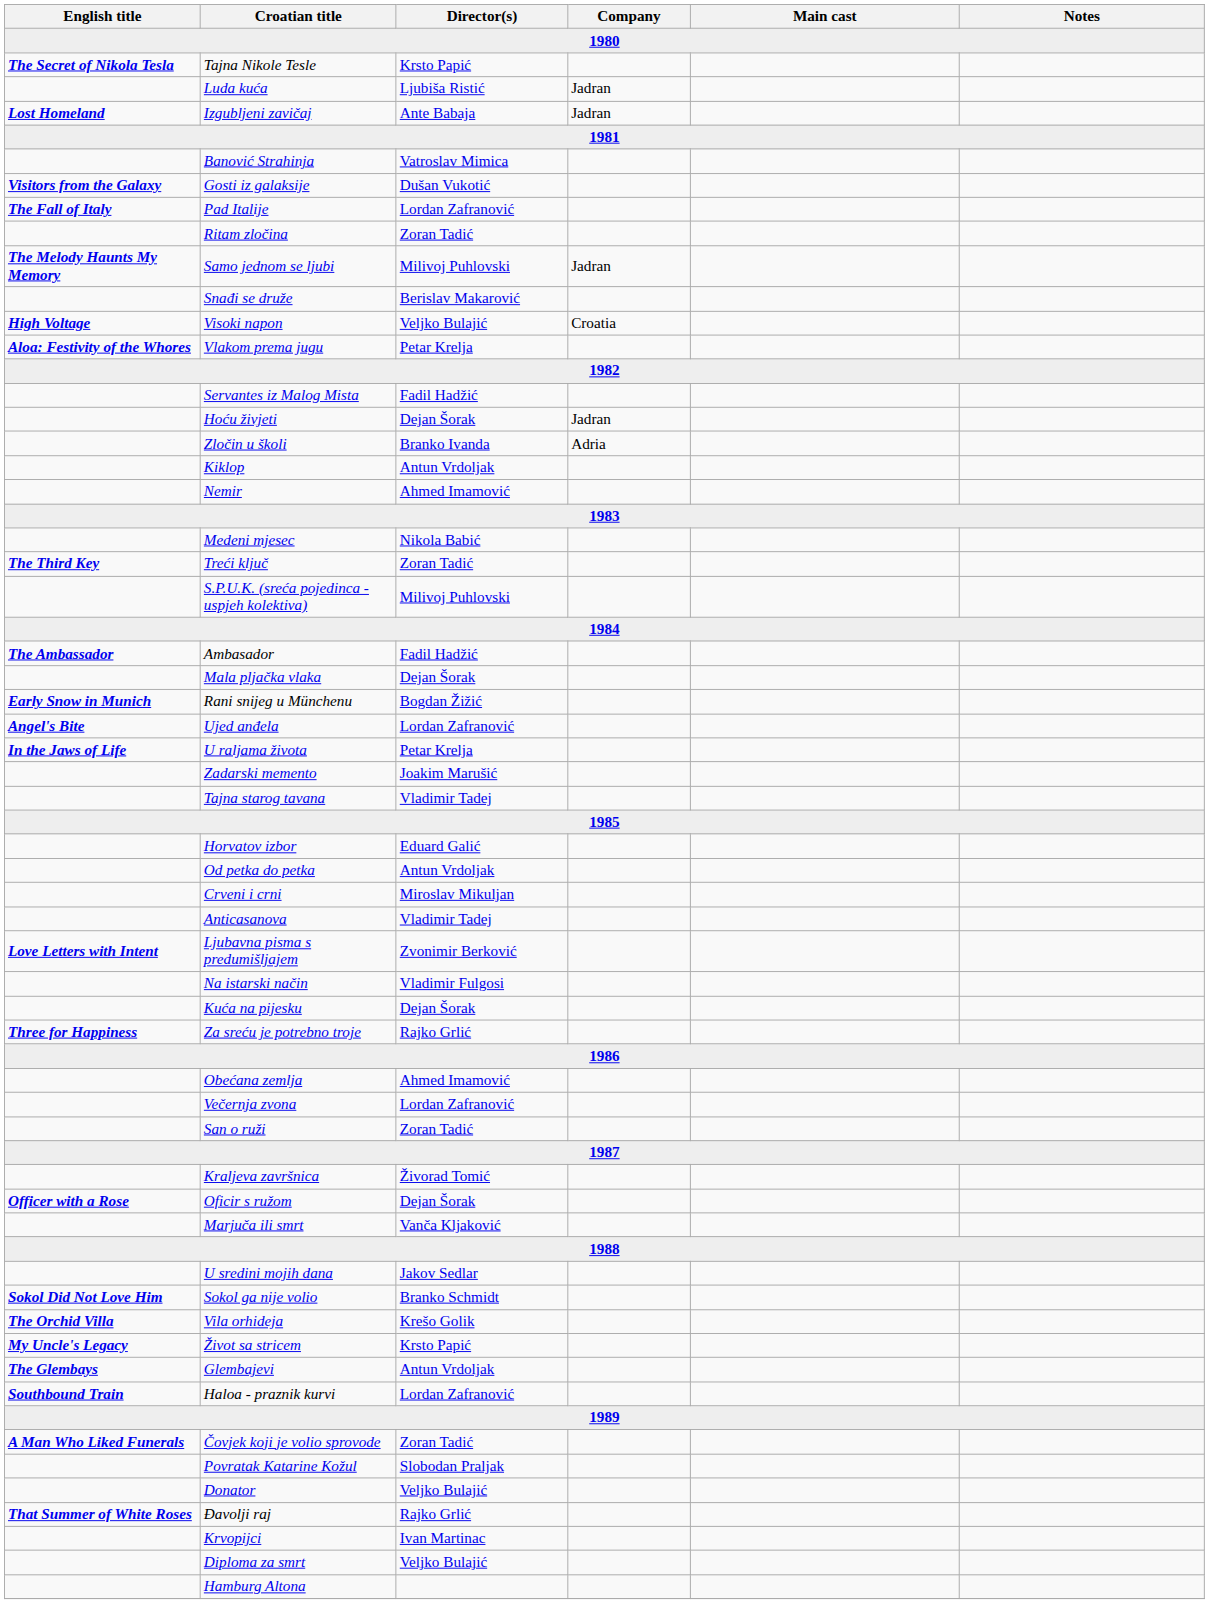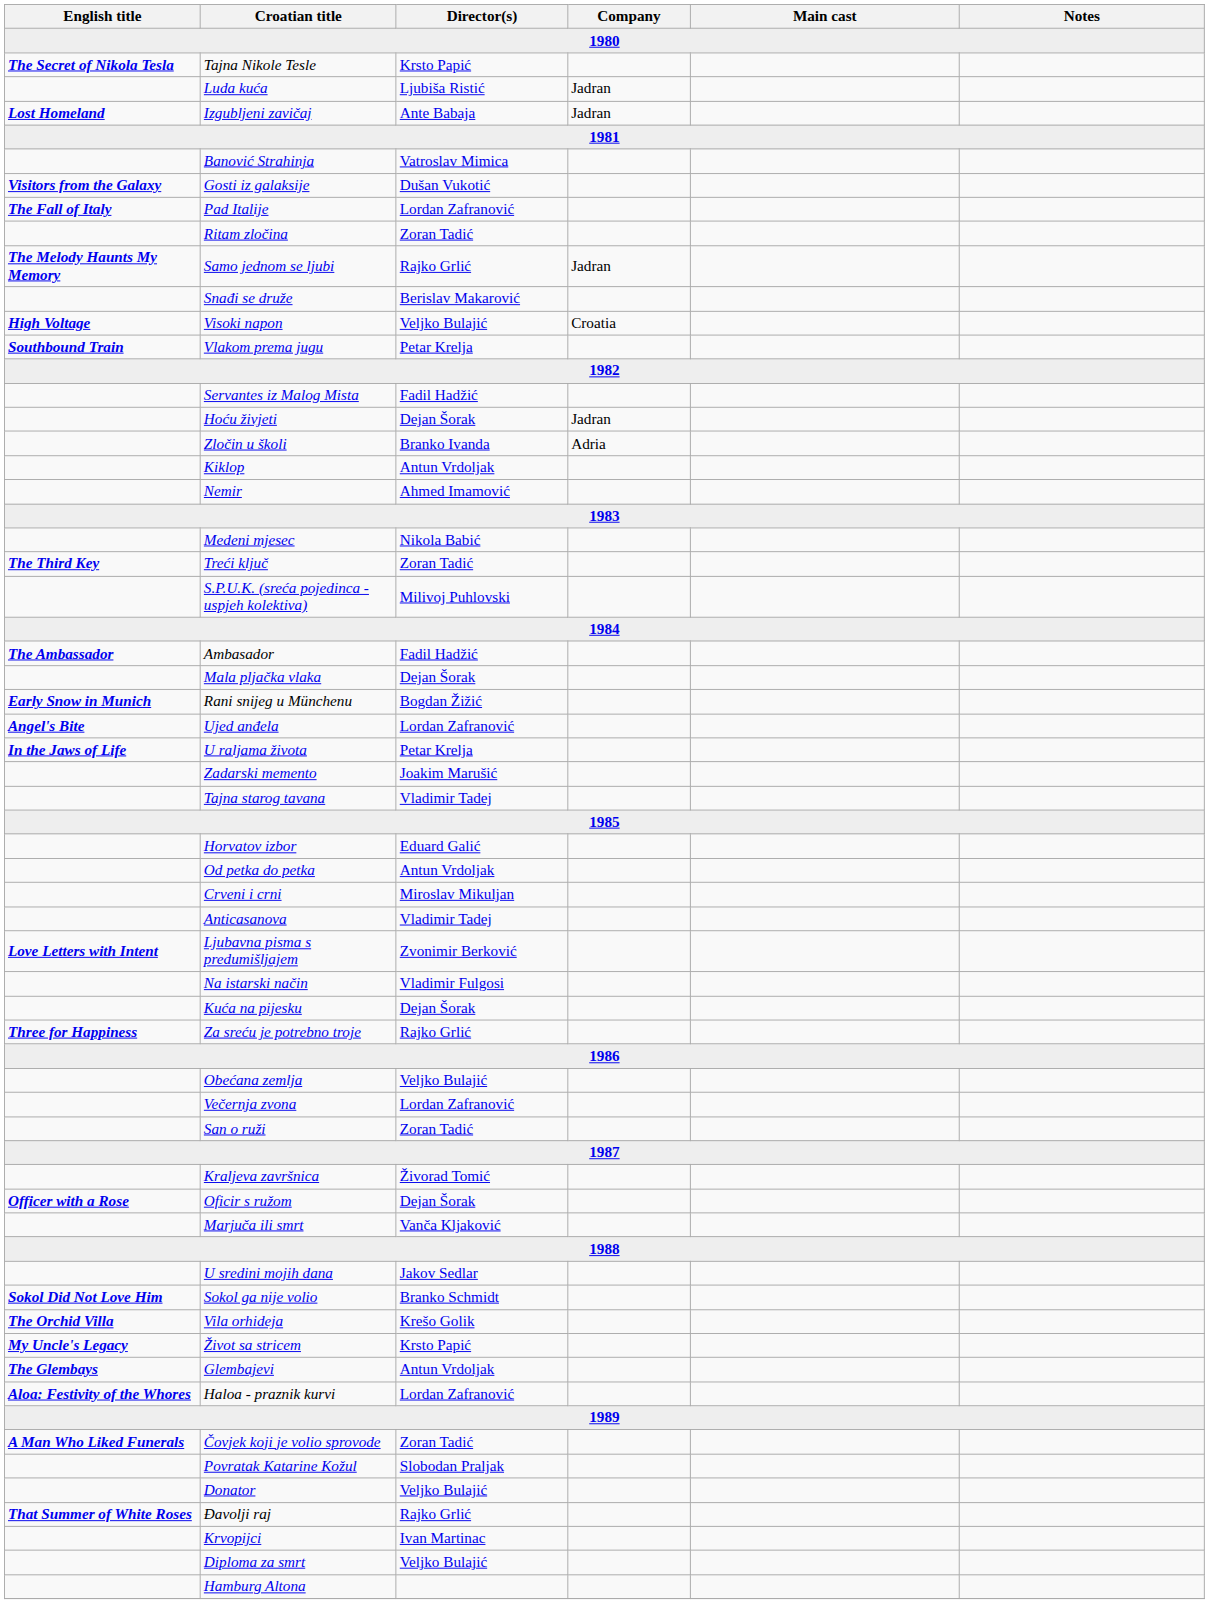(455, 266) Milivoj Puhlovski -> (435, 266) Rajko Grlić
(99, 347) Aloa: Festivity of the Whores -> (66, 347) Southbound Train
(455, 1080) Ahmed Imamović -> (443, 1080) Veljko Bulajić
(66, 1393) Southbound Train -> (99, 1393) Aloa: Festivity of the Whores
